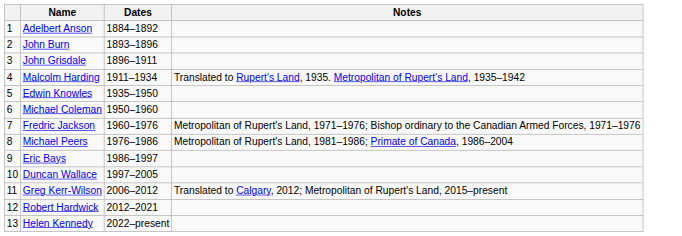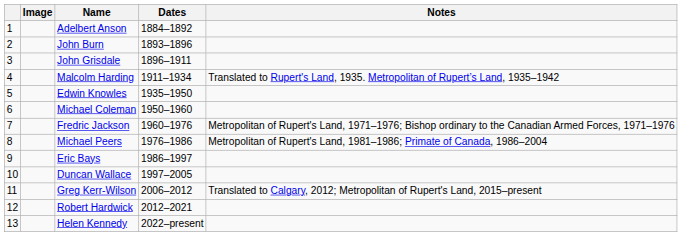+ column: (38, 12)
